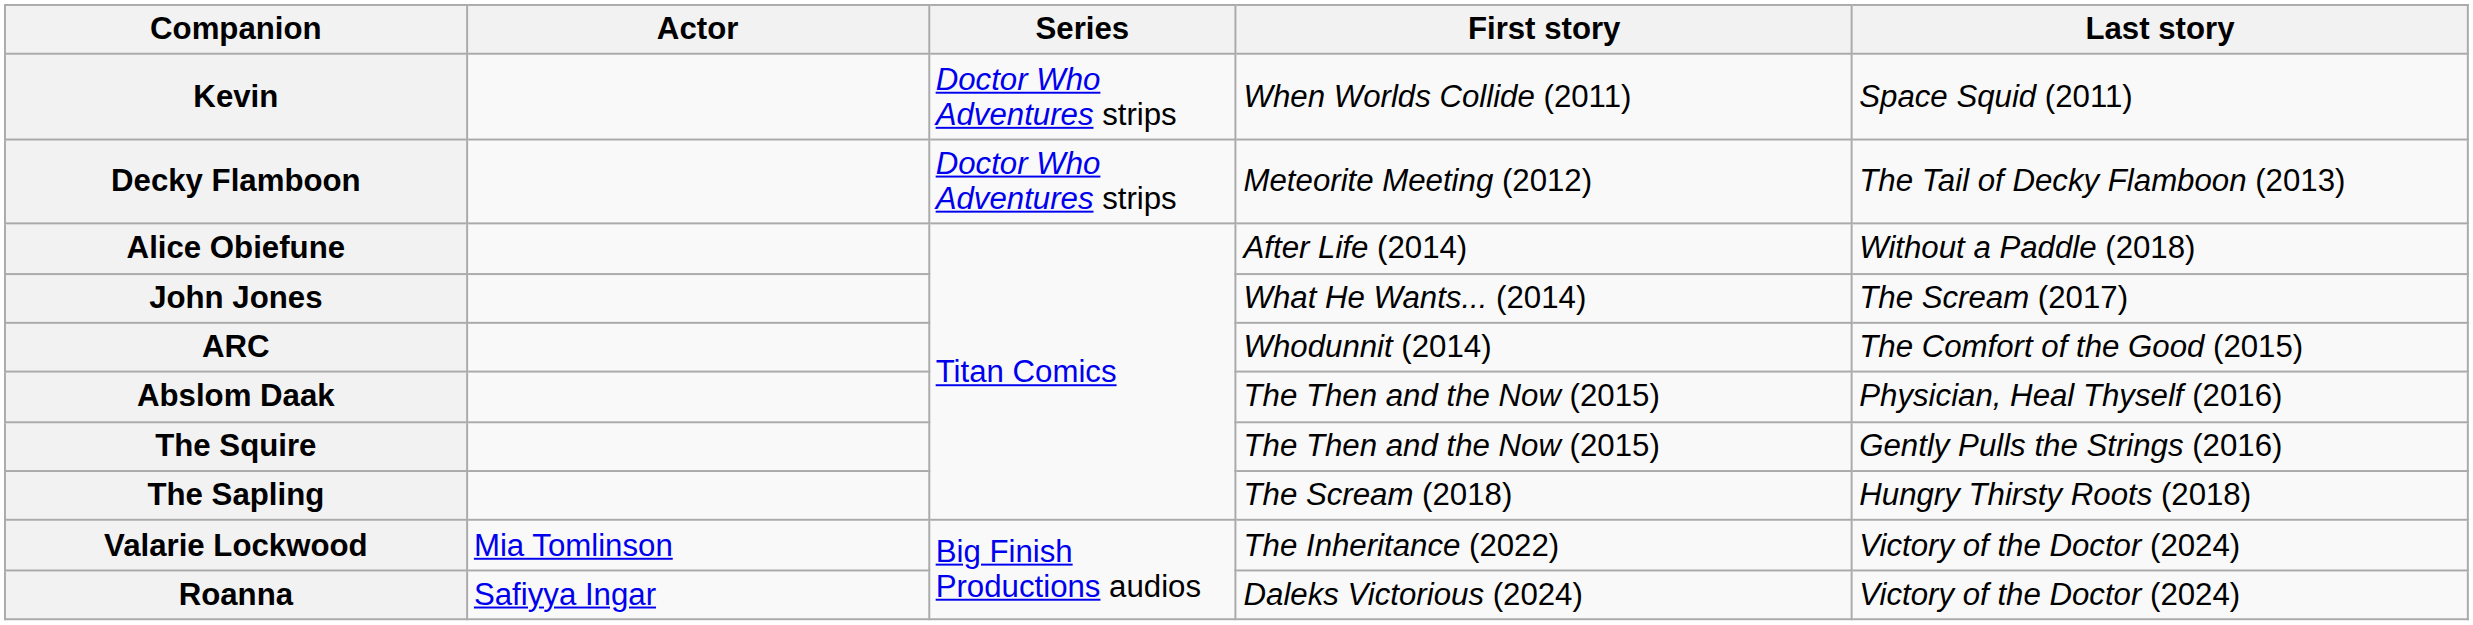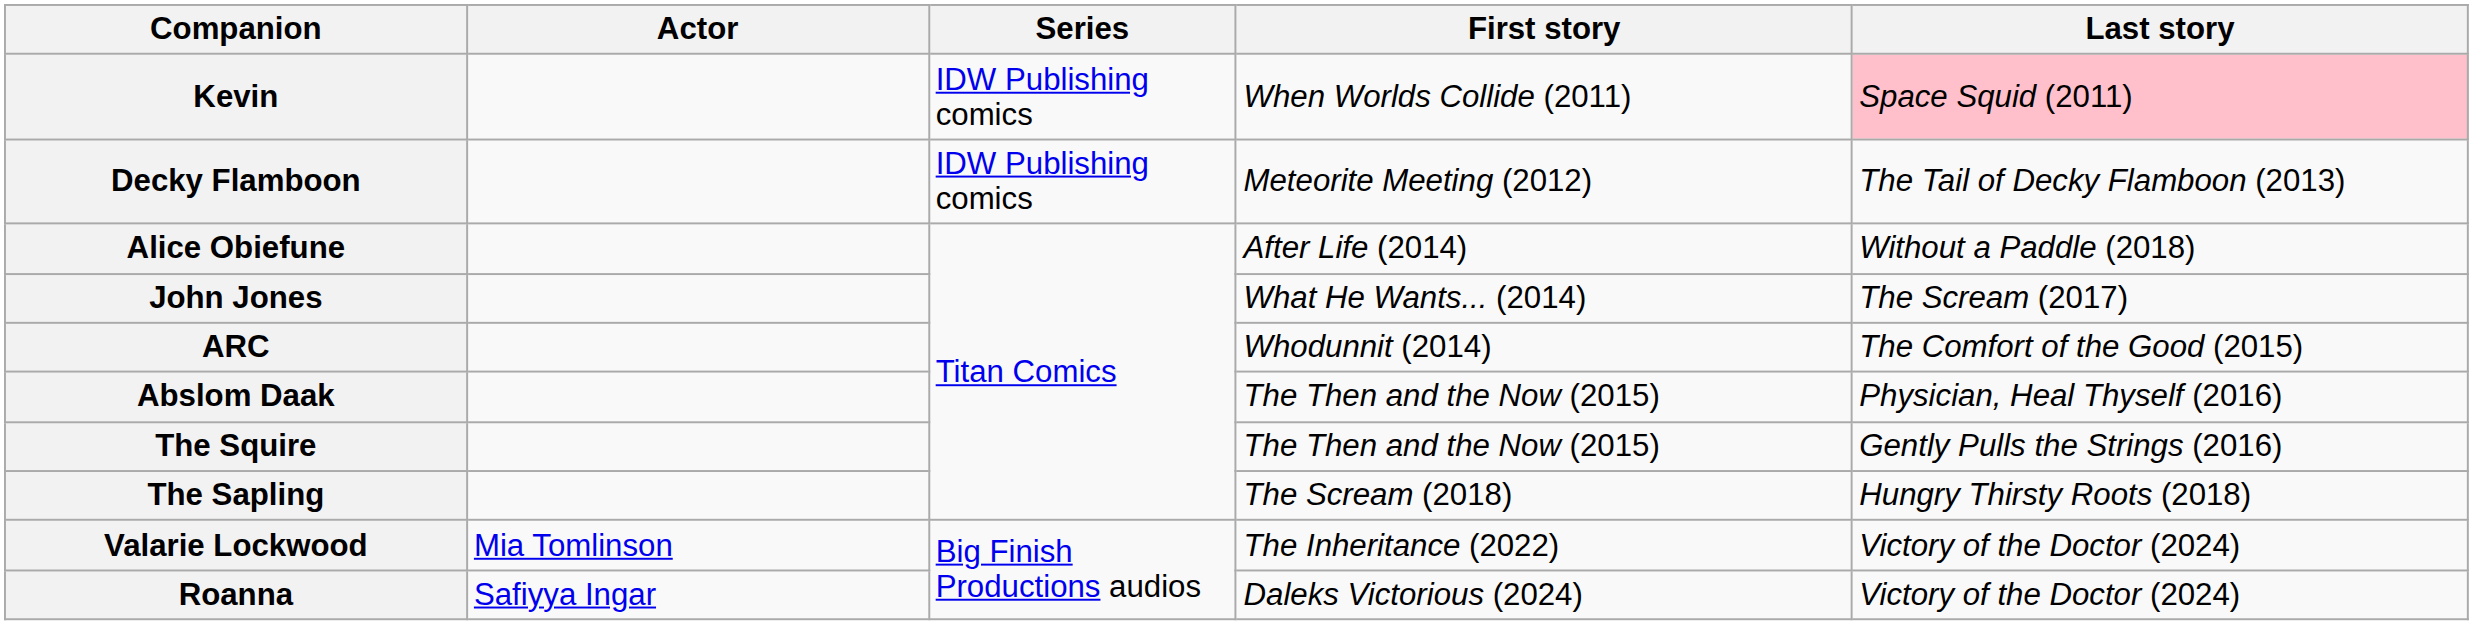(1056, 96) Doctor Who Adventures strips -> (1042, 96) IDW Publishing comics
(1996, 96) no background -> (1996, 96) pink background
(1056, 180) Doctor Who Adventures strips -> (1042, 180) IDW Publishing comics
